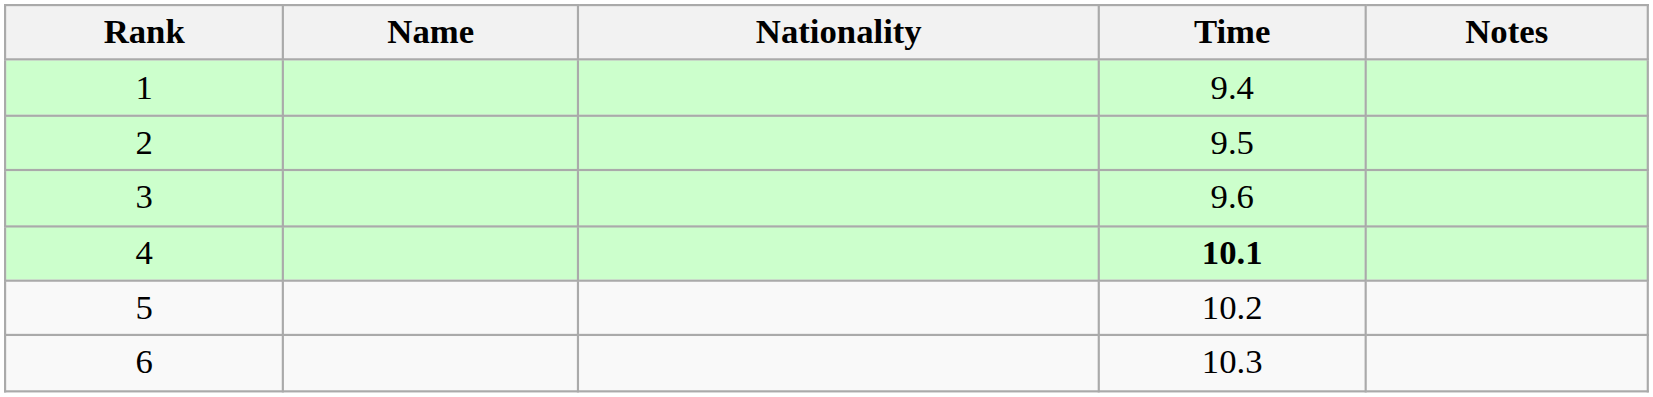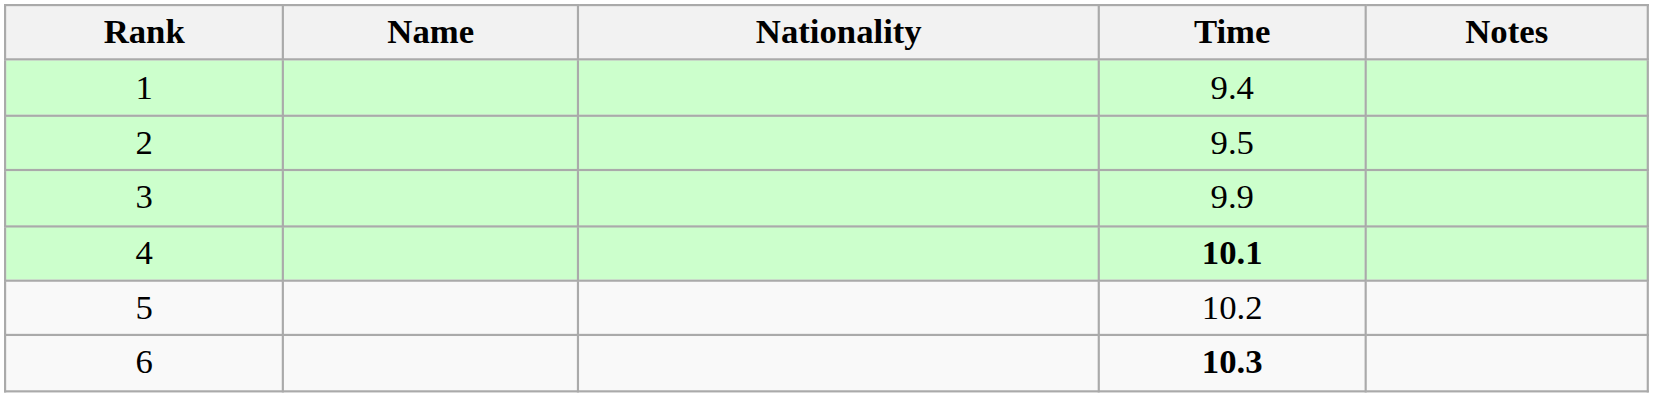(1232, 197) 9.6 -> (1232, 197) 9.9
(1232, 362) normal -> (1232, 362) bold
